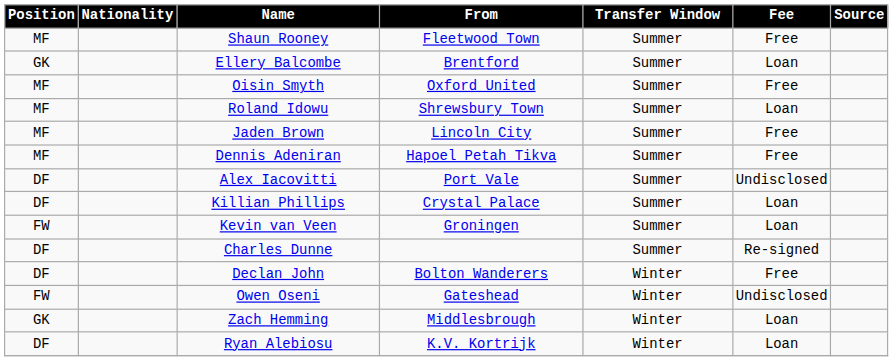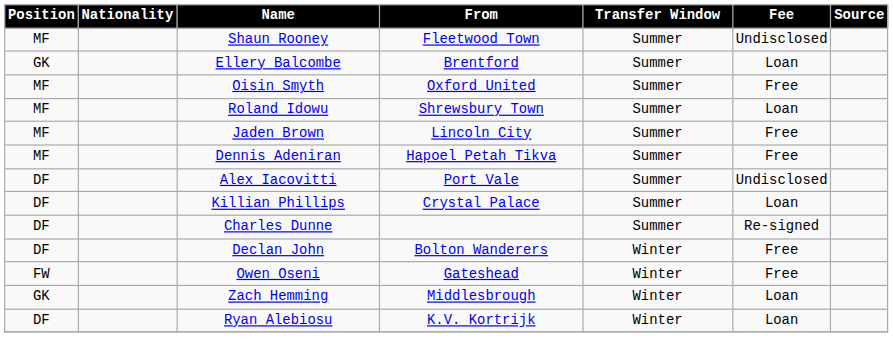(782, 39) Free -> (782, 39) Undisclosed
- row: (278, 226)
(782, 297) Undisclosed -> (782, 273) Free
